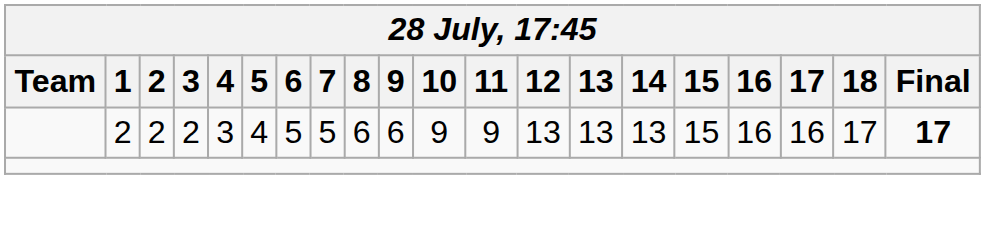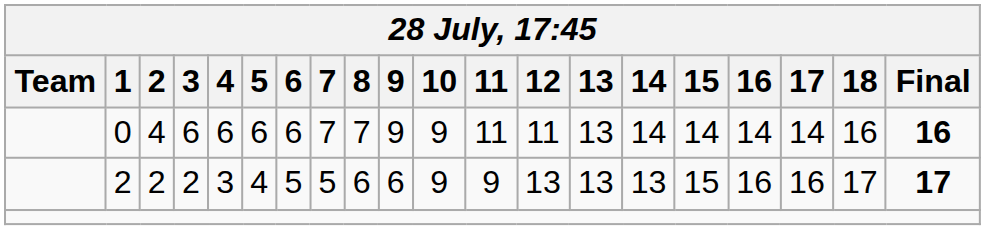+ row: (123, 132)
